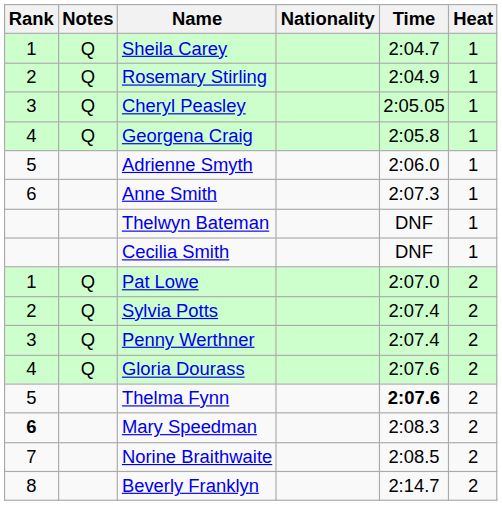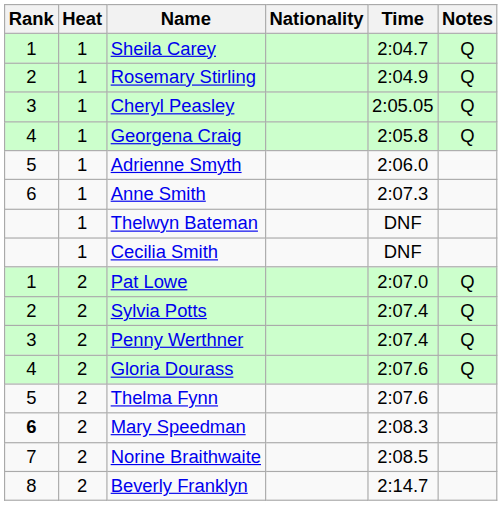columns swapped: (473, 19) <-> (88, 19)
(414, 398) bold -> (403, 398) normal
